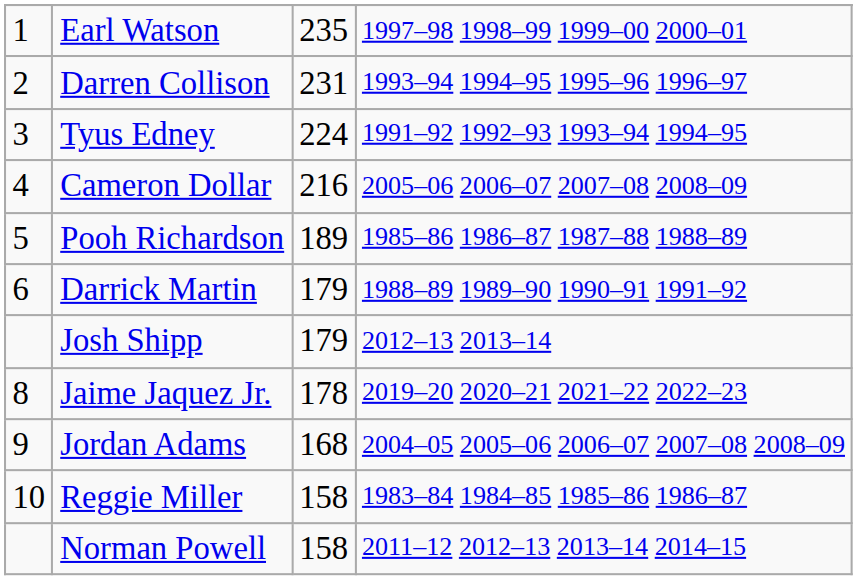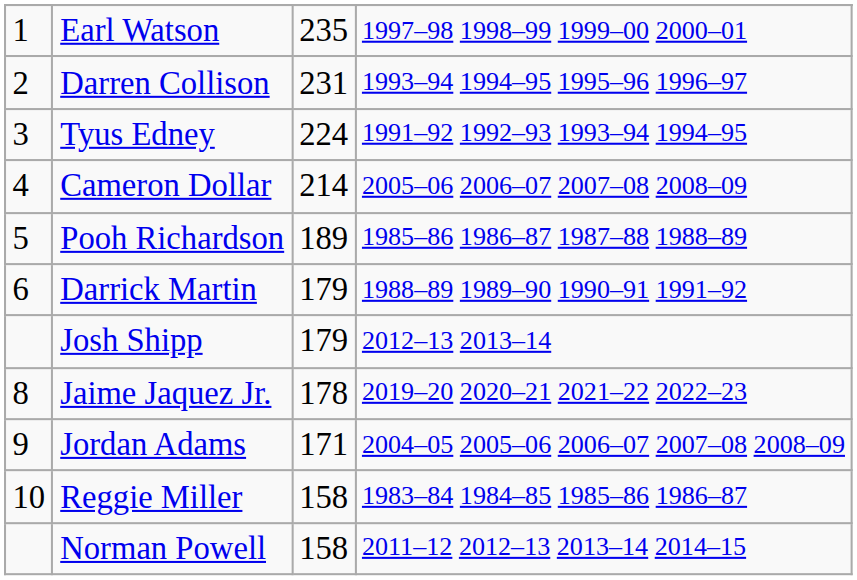(324, 185) 216 -> (324, 185) 214
(324, 444) 168 -> (324, 444) 171
